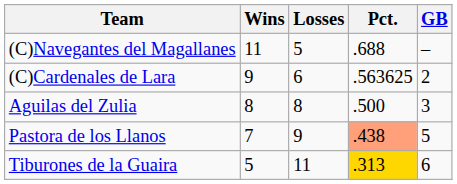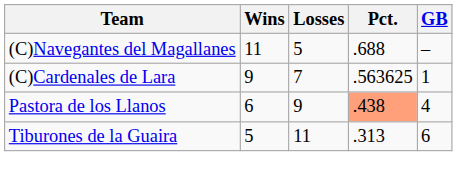(298, 77) 6 -> (298, 77) 7
(426, 77) 2 -> (426, 77) 1
- row: (73, 106)
(249, 135) 7 -> (249, 106) 6
(426, 135) 5 -> (426, 106) 4
(369, 164) gold background -> (369, 135) no background
